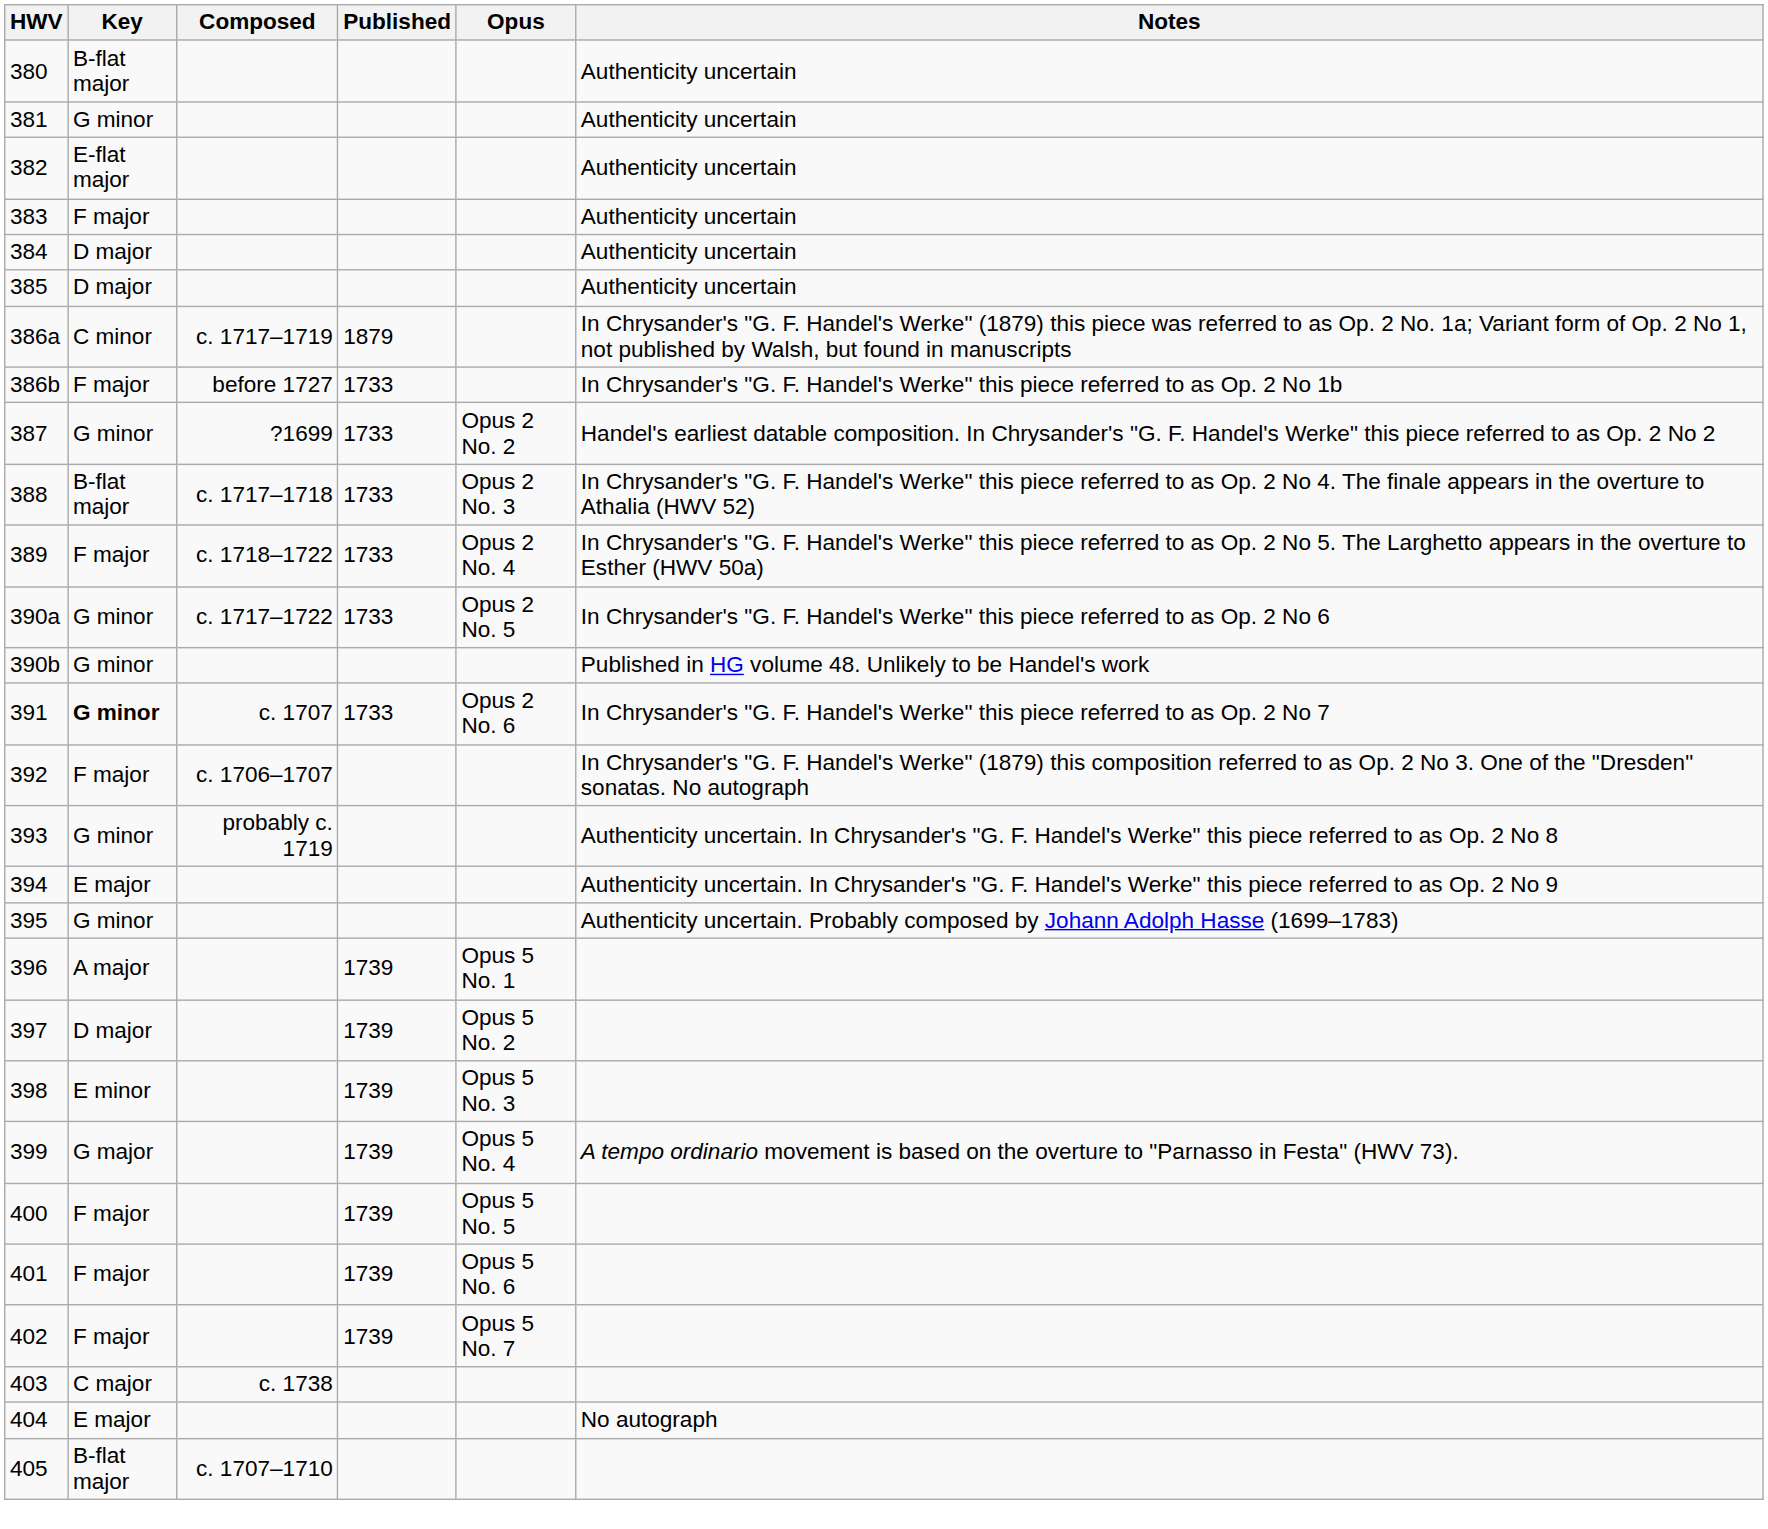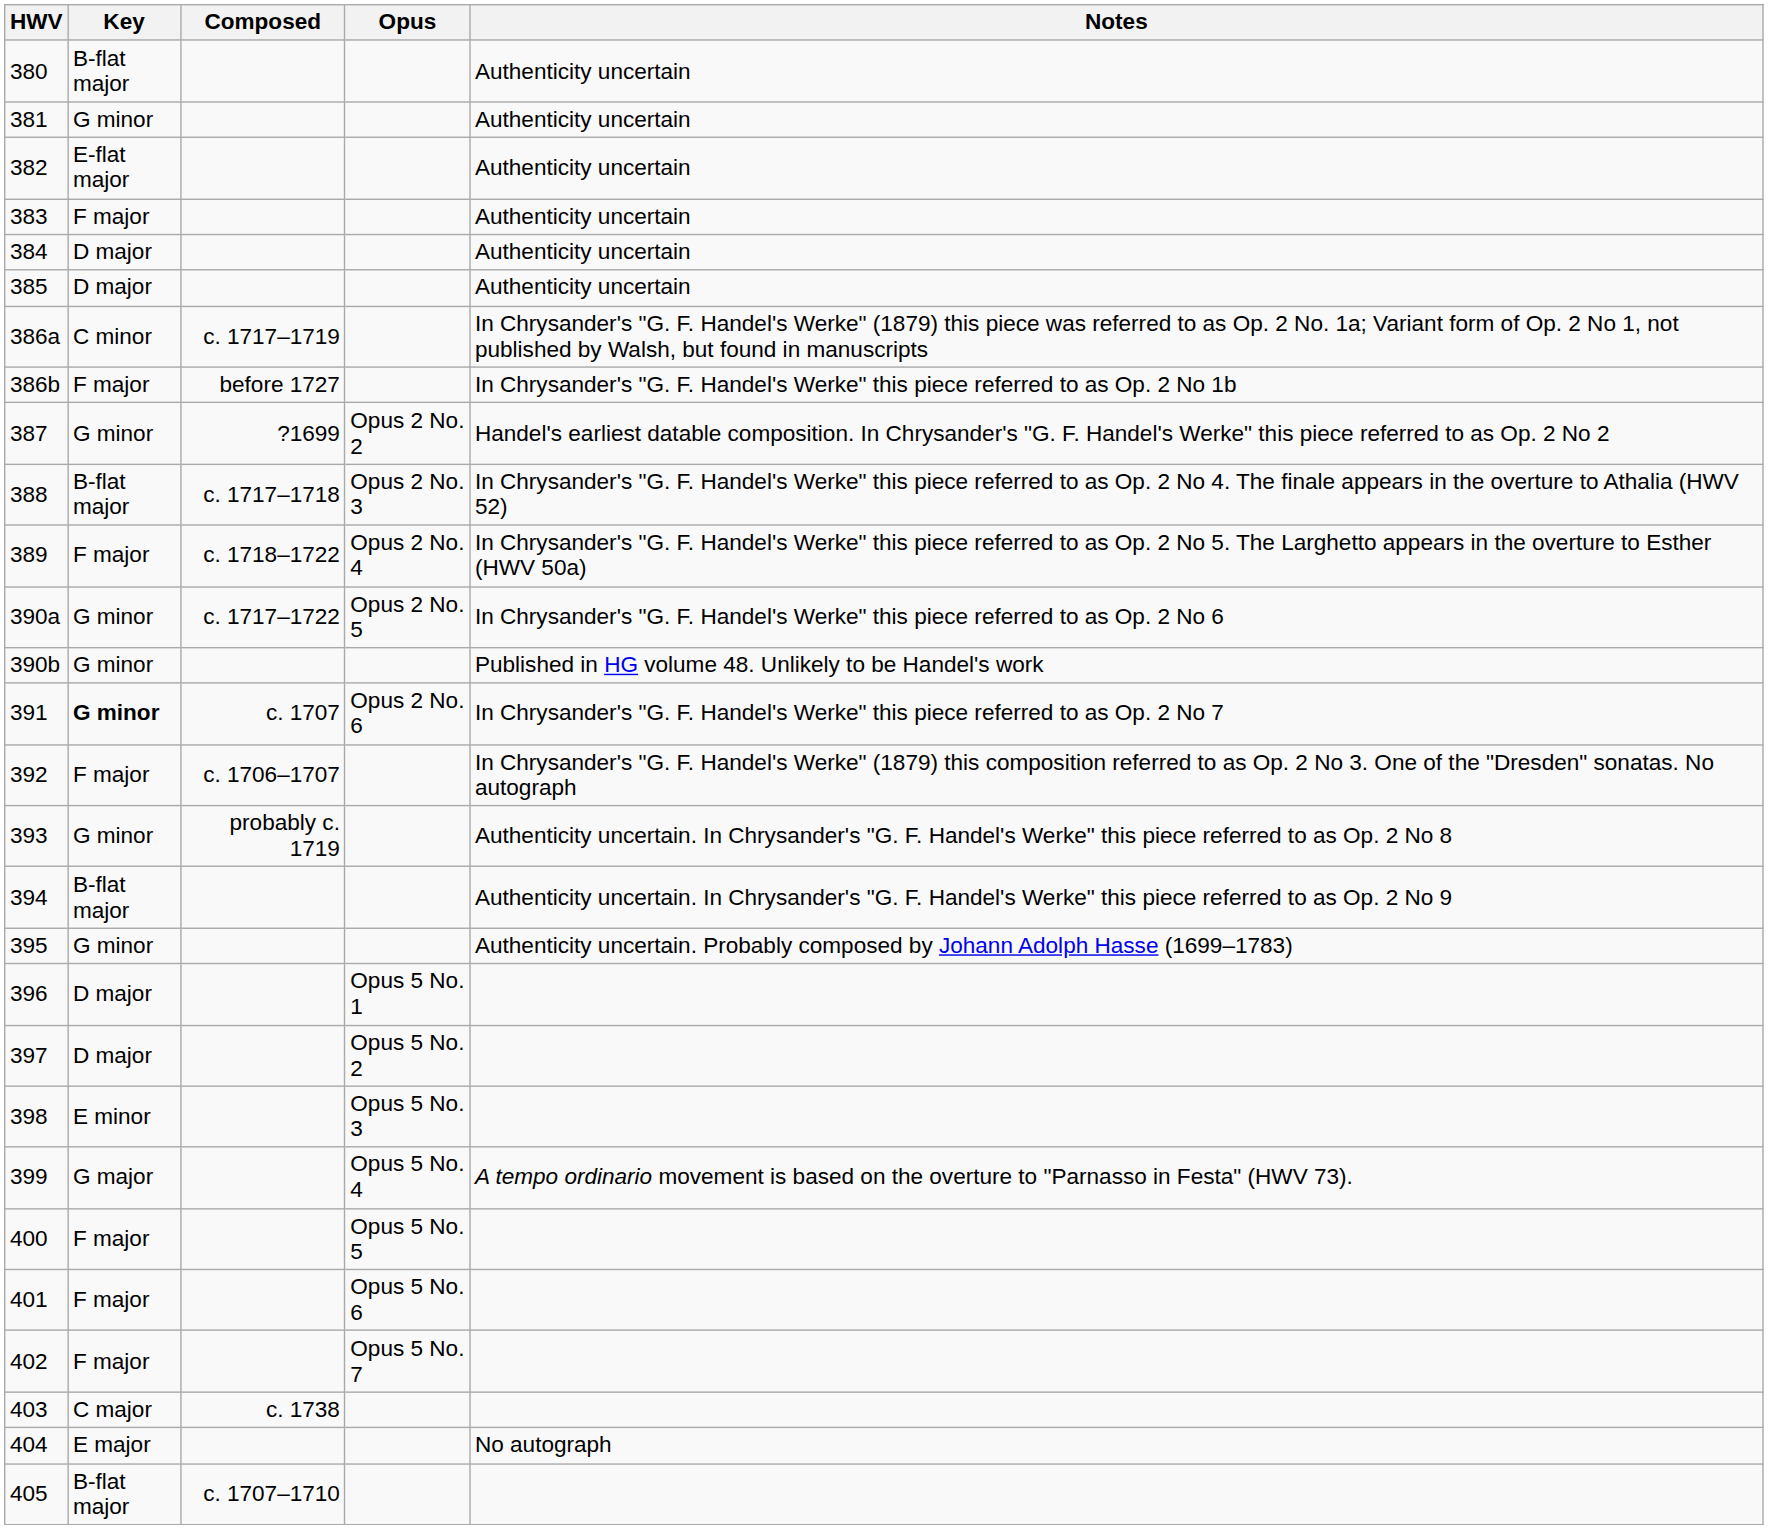- column: (397, 22)
(112, 884) E major -> (101, 897) B-flat major
(111, 968) A major -> (112, 994) D major
